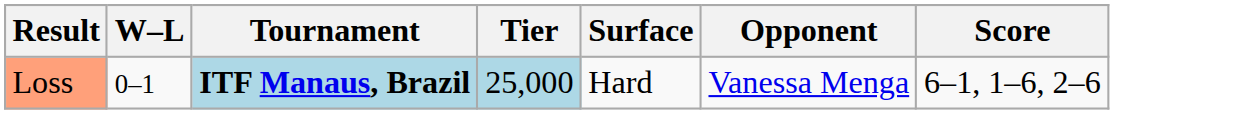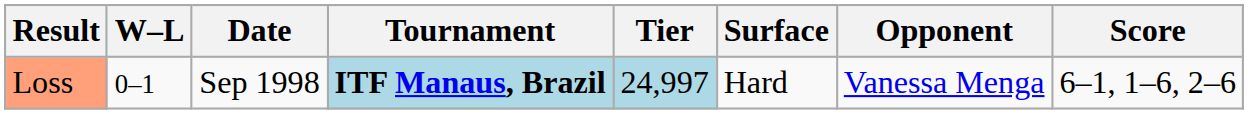+ column: (260, 30)
(529, 82) 25,000 -> (665, 82) 24,997
